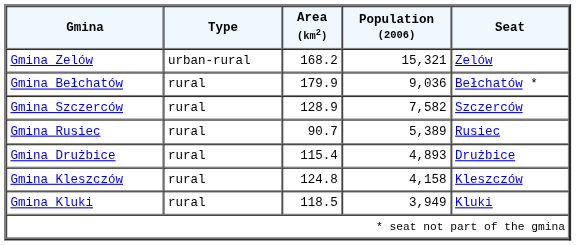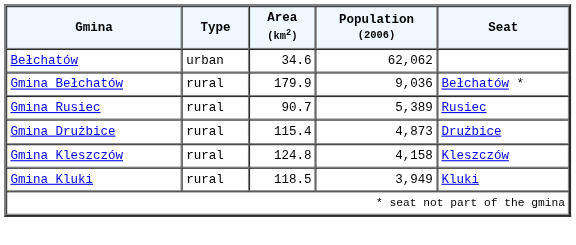+ row: (44, 61)
- row: (52, 61)
- row: (67, 108)
(428, 155) 4,893 -> (414, 132) 4,873
